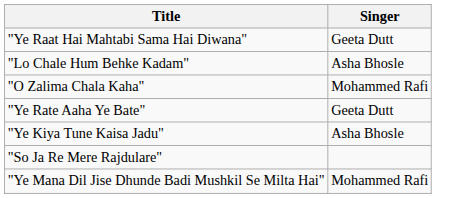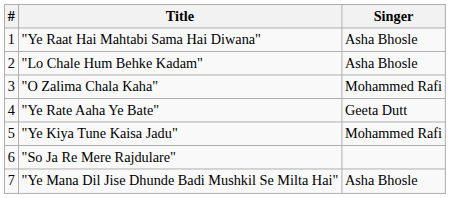+ column: (11, 16)
(362, 40) Geeta Dutt -> (381, 40) Asha Bhosle
(367, 134) Asha Bhosle -> (394, 134) Mohammed Rafi
(380, 181) Mohammed Rafi -> (381, 181) Asha Bhosle
